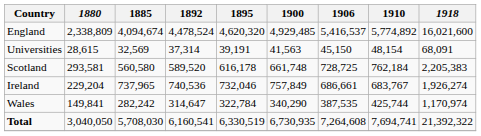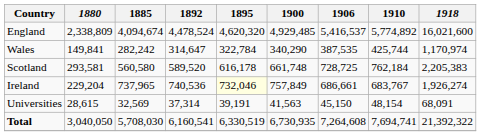rows swapped: (21, 103) <-> (34, 49)
(238, 85) no background -> (238, 85) lightyellow background
